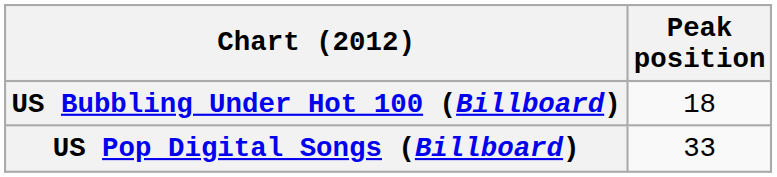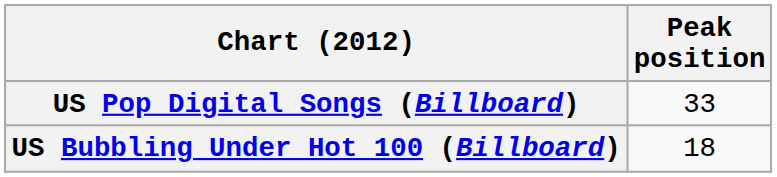rows swapped: (316, 104) <-> (316, 148)
